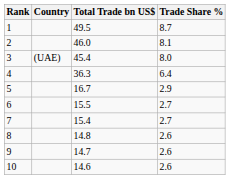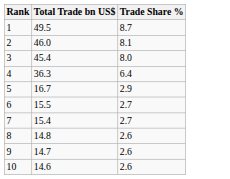- column: (51, 12)
